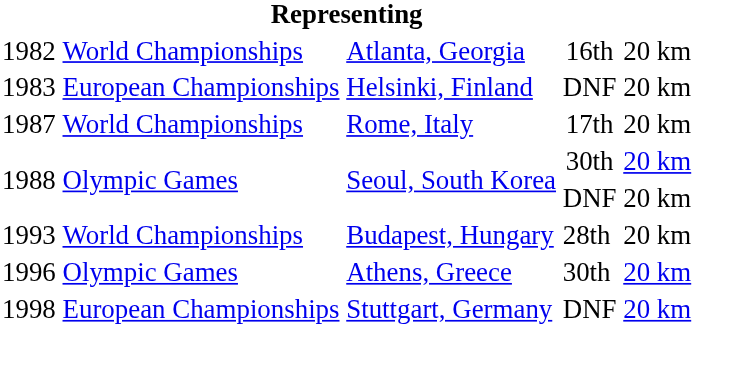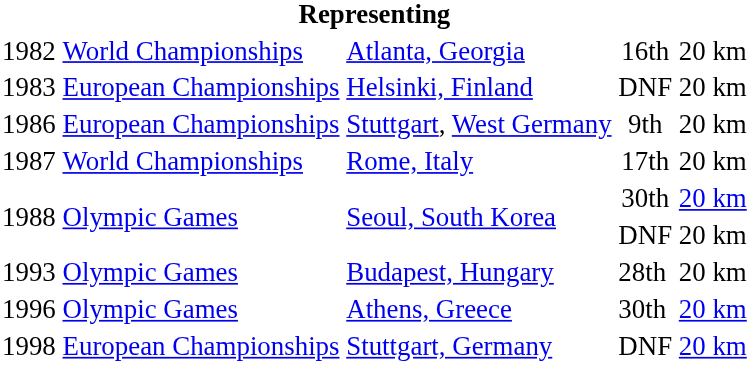+ row: (29, 124)
(183, 235) World Championships -> (150, 272) Olympic Games
